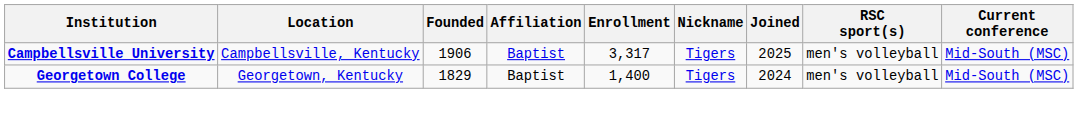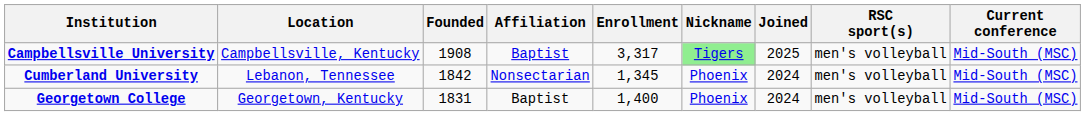(455, 54) 1906 -> (455, 54) 1908
(710, 54) no background -> (719, 54) lightgreen background
+ row: (111, 77)
(455, 77) 1829 -> (455, 99) 1831
(710, 77) Tigers -> (719, 99) Phoenix
